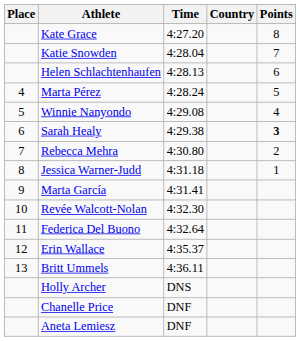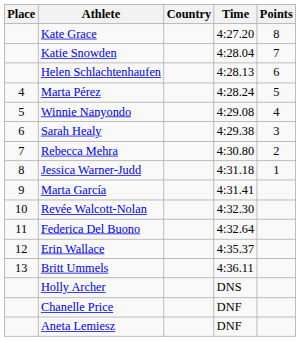columns swapped: (232, 14) <-> (185, 14)
(276, 131) bold -> (276, 131) normal
